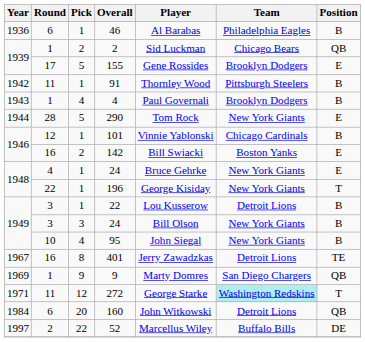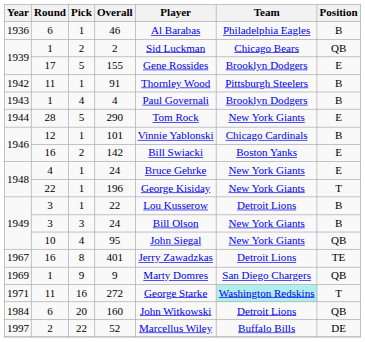(339, 240) B -> (339, 240) QB
(81, 293) 12 -> (81, 293) 16
